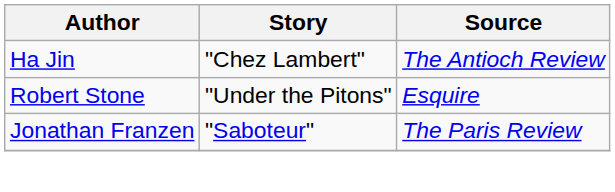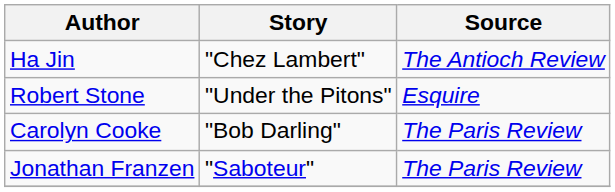+ row: (86, 131)
